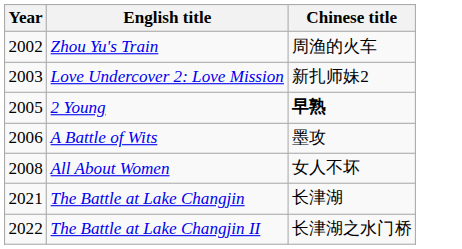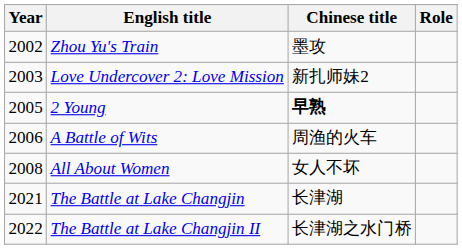+ column: (436, 18)
(335, 46) 周渔的火车 -> (309, 46) 墨攻
(309, 137) 墨攻 -> (335, 137) 周渔的火车
